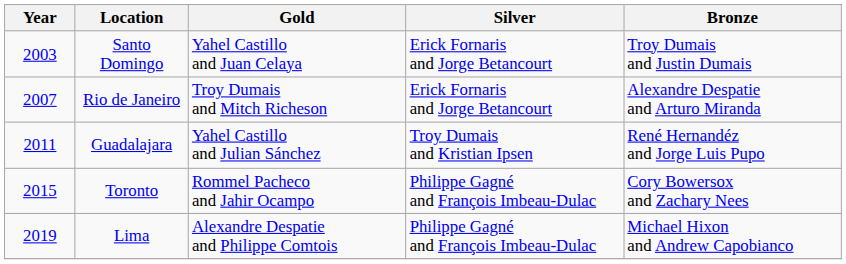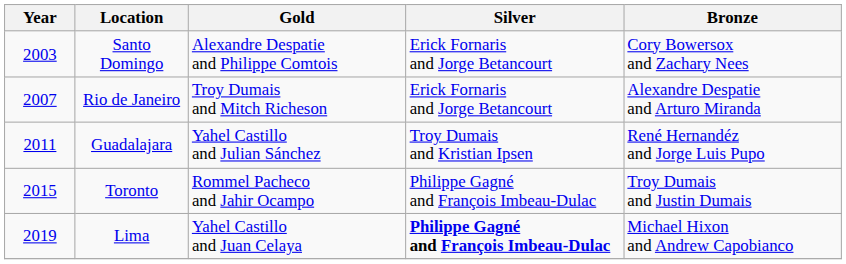(247, 53) Yahel Castillo and Juan Celaya -> (265, 53) Alexandre Despatie and Philippe Comtois
(689, 53) Troy Dumais and Justin Dumais -> (688, 53) Cory Bowersox and Zachary Nees
(688, 190) Cory Bowersox and Zachary Nees -> (689, 190) Troy Dumais and Justin Dumais
(265, 236) Alexandre Despatie and Philippe Comtois -> (247, 236) Yahel Castillo and Juan Celaya
(503, 236) normal -> (510, 236) bold
